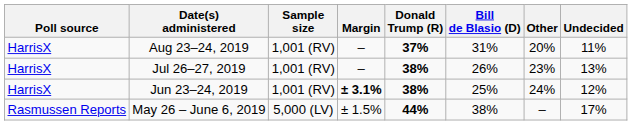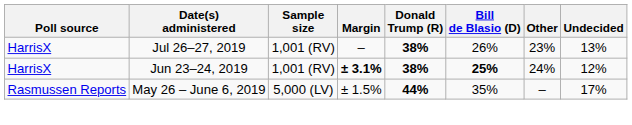- row: (199, 48)
(485, 90) normal -> (485, 69) bold
(485, 110) 38% -> (485, 90) 35%
